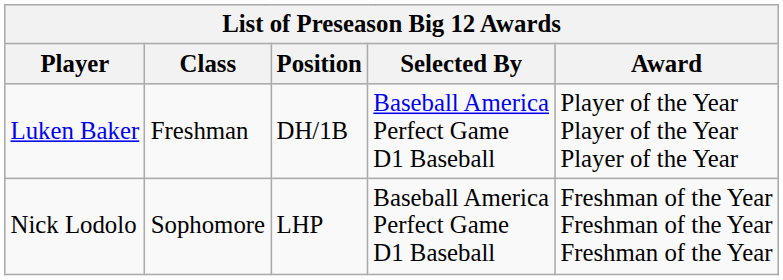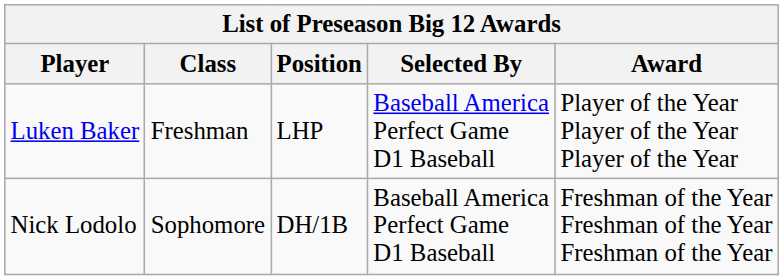(312, 130) DH/1B -> (300, 130) LHP
(300, 225) LHP -> (312, 225) DH/1B
